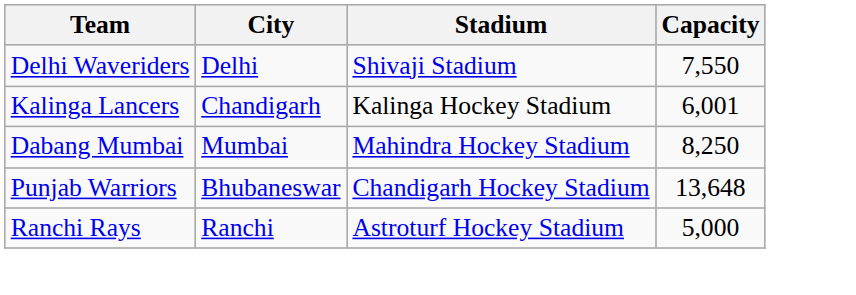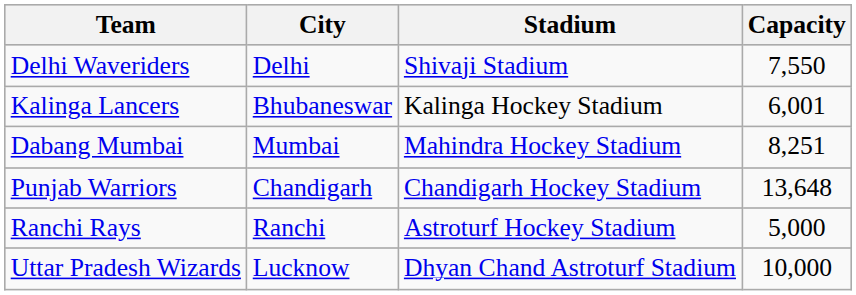(261, 106) Chandigarh -> (322, 106) Bhubaneswar
(710, 146) 8,250 -> (797, 146) 8,251
(271, 187) Bhubaneswar -> (312, 187) Chandigarh
+ row: (126, 268)
